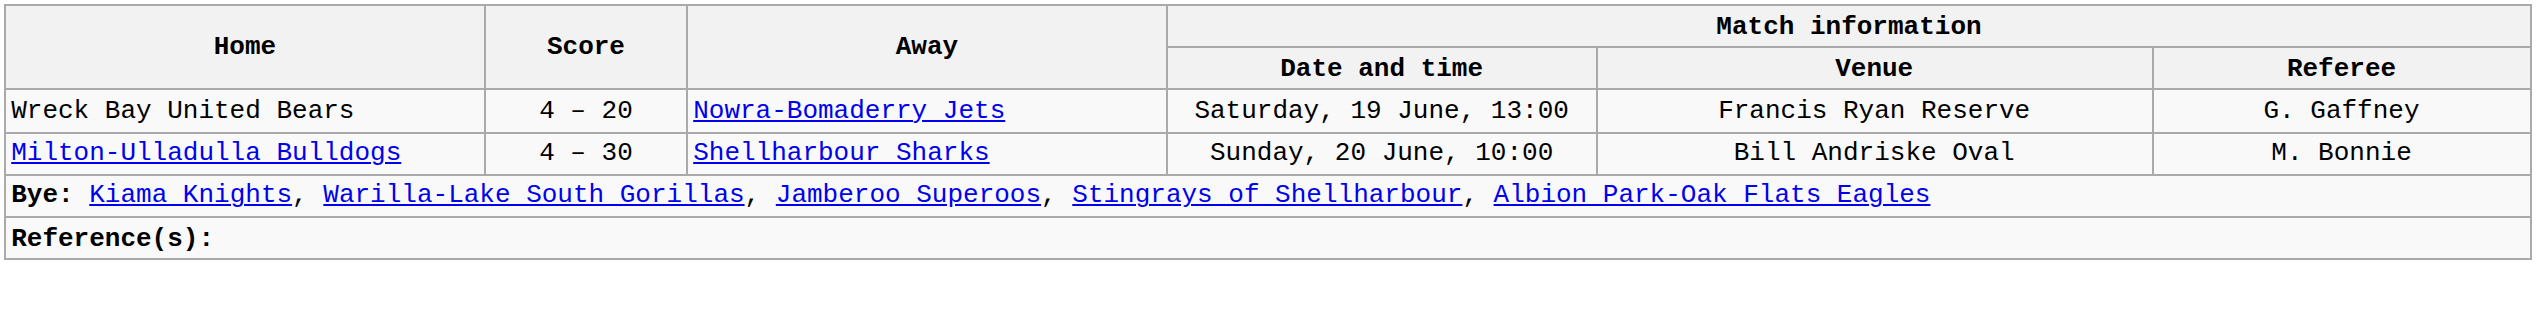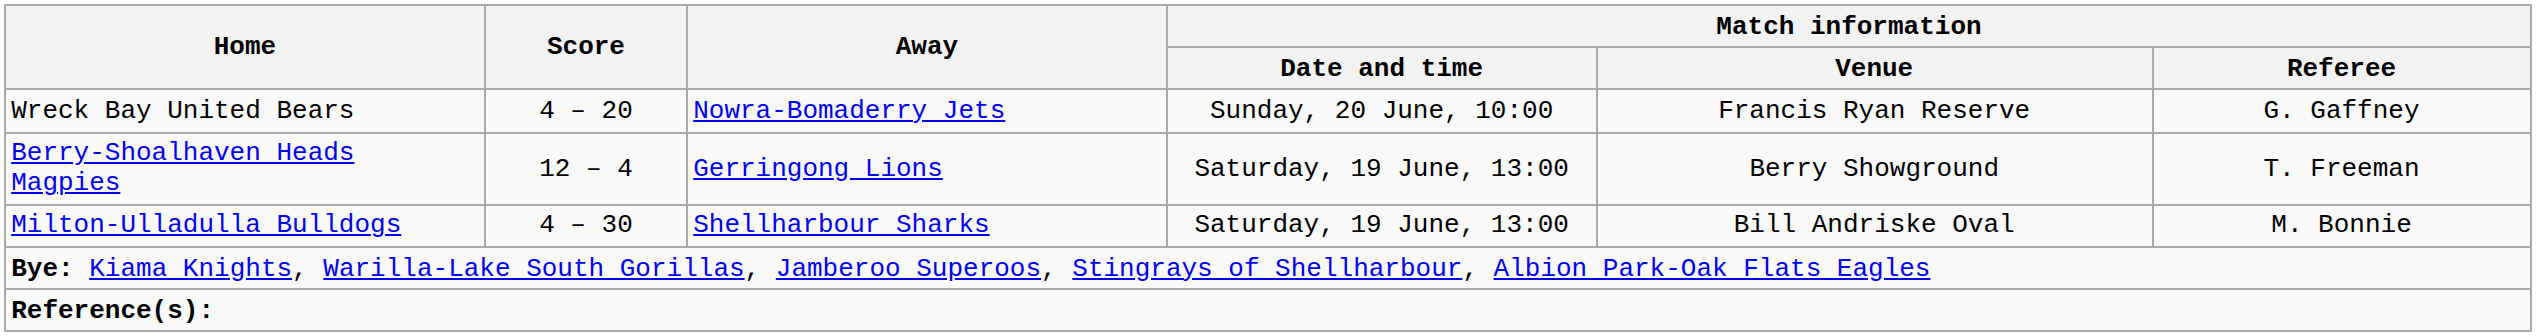(1382, 111) Saturday, 19 June, 13:00 -> (1382, 111) Sunday, 20 June, 10:00
+ row: (183, 168)
(1382, 153) Sunday, 20 June, 10:00 -> (1382, 226) Saturday, 19 June, 13:00
